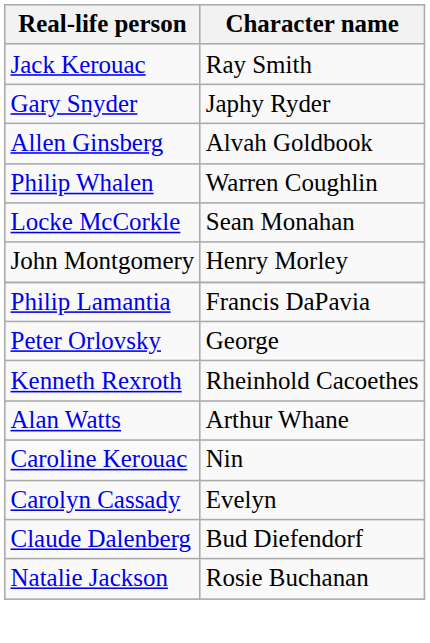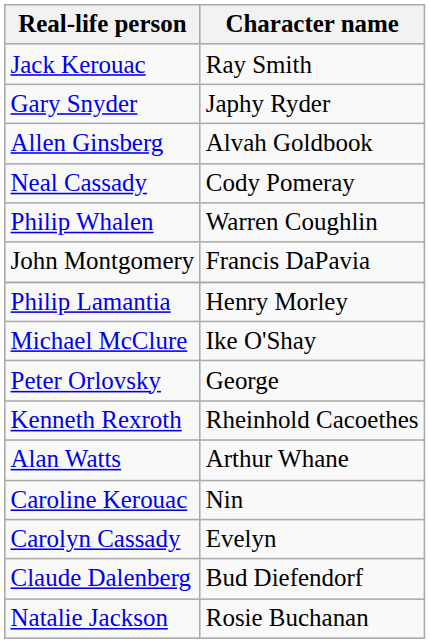+ row: (79, 182)
- row: (95, 222)
(277, 261) Henry Morley -> (288, 261) Francis DaPavia
(288, 301) Francis DaPavia -> (277, 301) Henry Morley
+ row: (99, 340)
